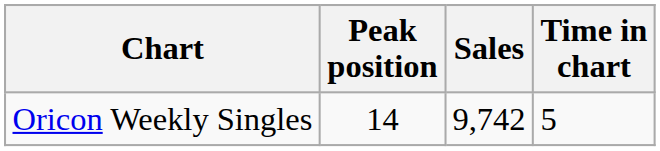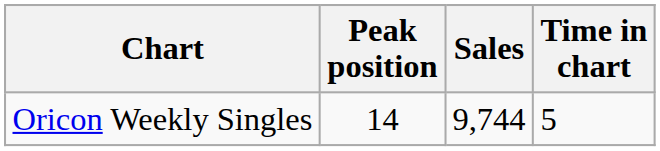(489, 118) 9,742 -> (489, 118) 9,744
